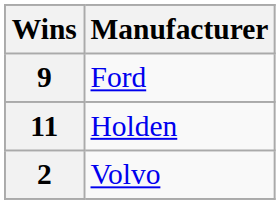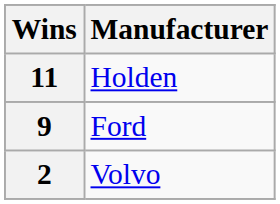rows swapped: (44, 126) <-> (44, 77)
